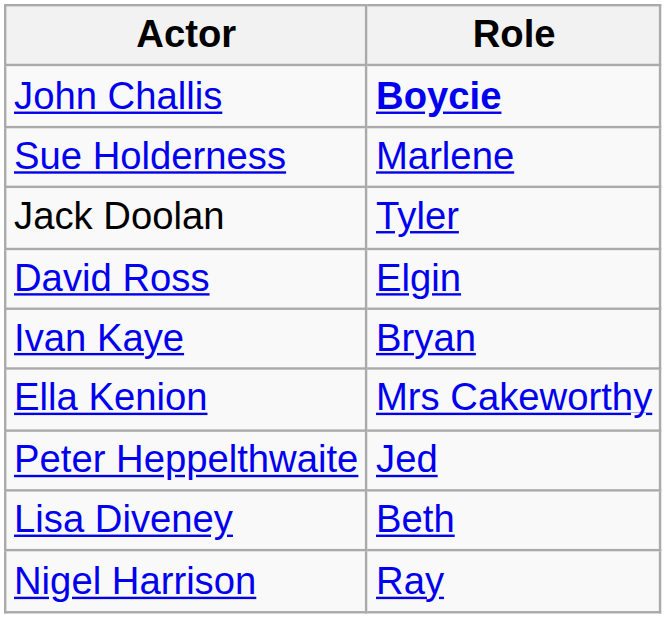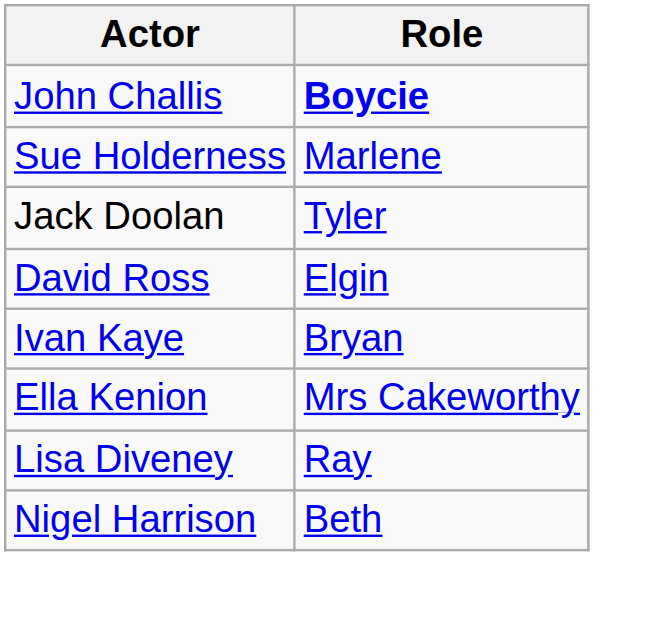- row: (186, 459)
(415, 519) Beth -> (338, 459) Ray
(410, 580) Ray -> (343, 519) Beth
